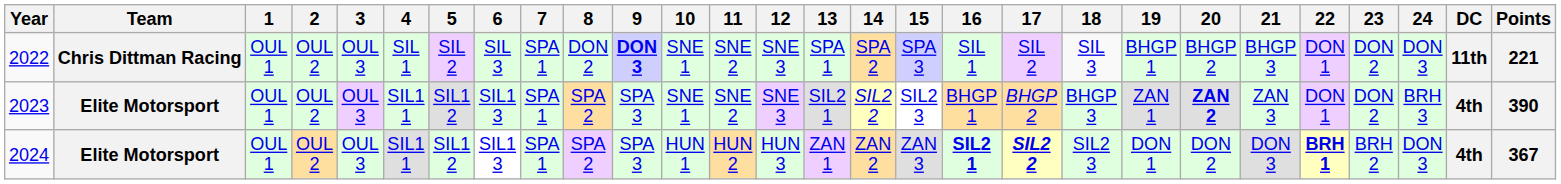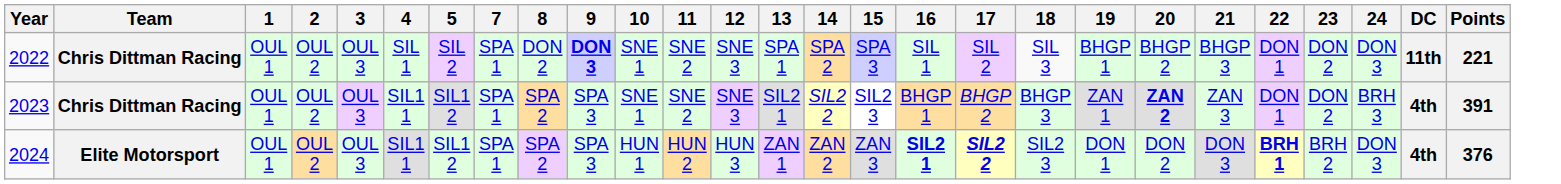- column: (497, 19)
(150, 105) Elite Motorsport -> (150, 105) Chris Dittman Racing
(1524, 105) 390 -> (1478, 105) 391
(1524, 154) 367 -> (1478, 154) 376
